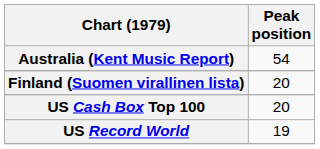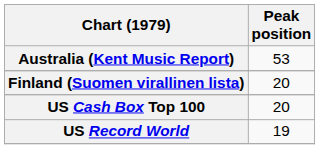(281, 58) 54 -> (281, 58) 53
